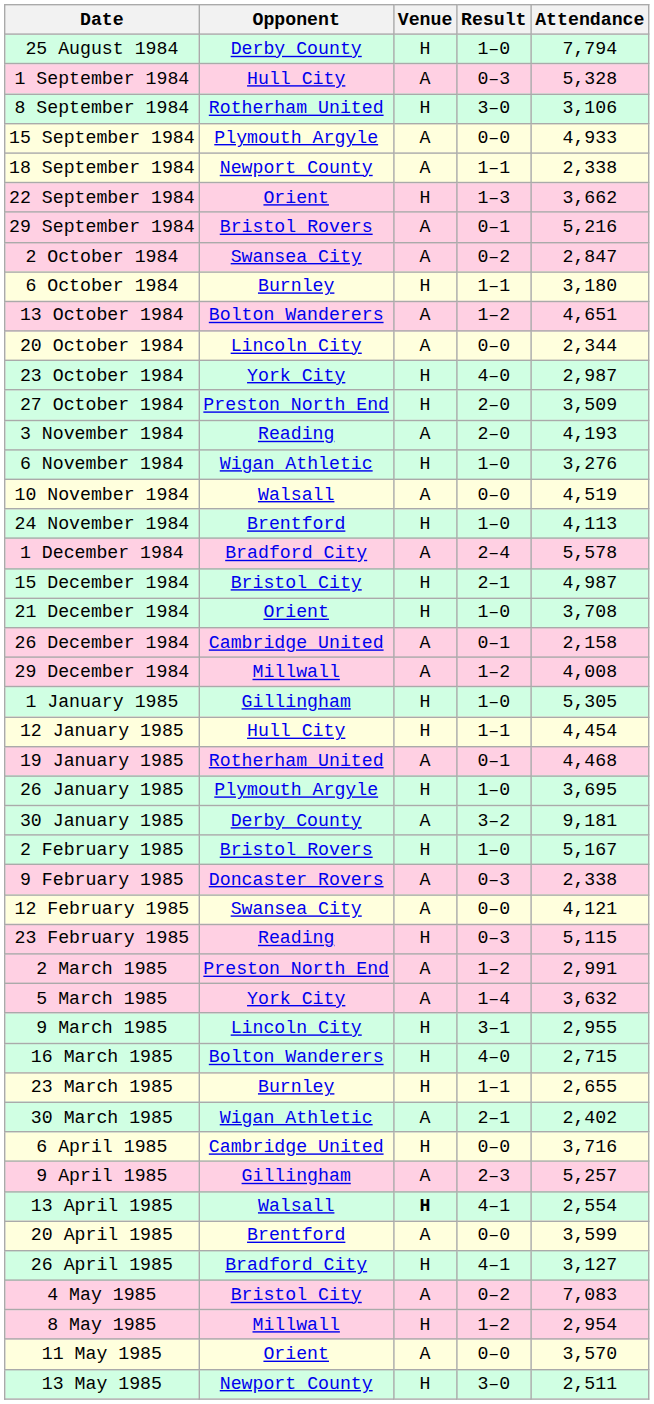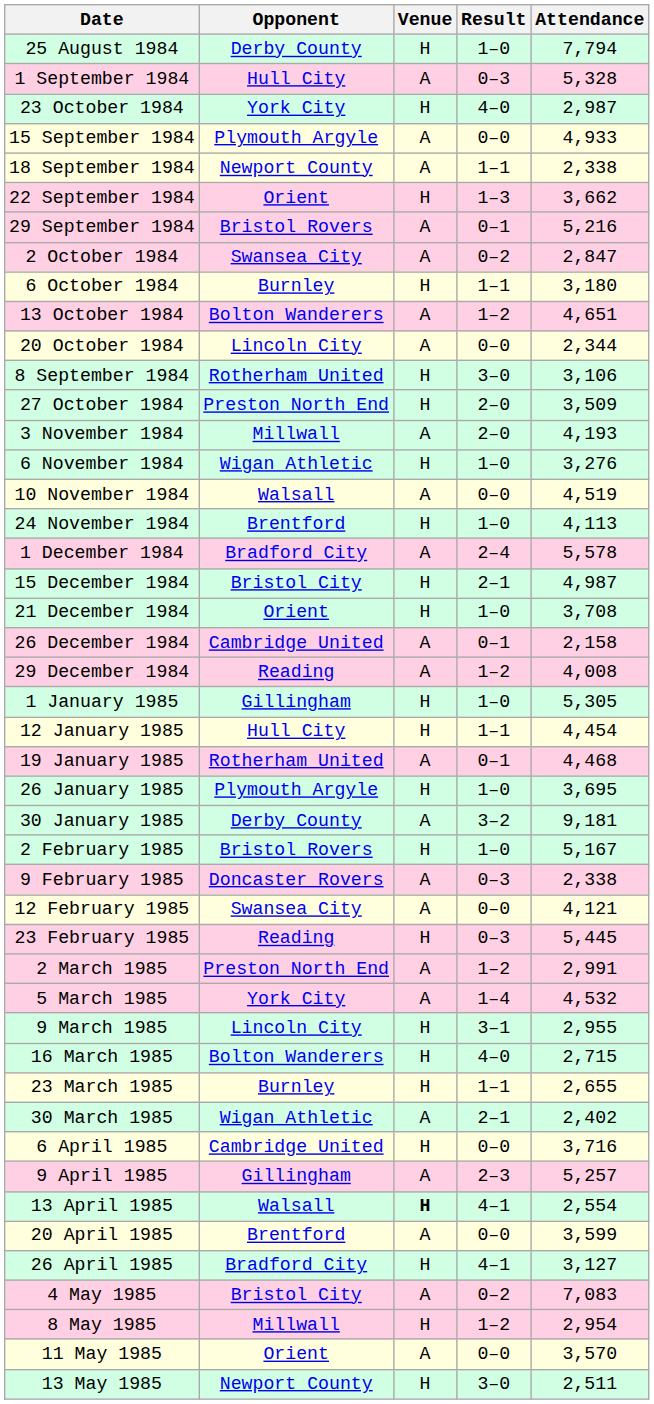rows swapped: (102, 109) <-> (102, 375)
(296, 435) Reading -> (296, 435) Millwall
(296, 672) Millwall -> (296, 672) Reading
(590, 939) 5,115 -> (590, 939) 5,445
(590, 998) 3,632 -> (590, 998) 4,532
